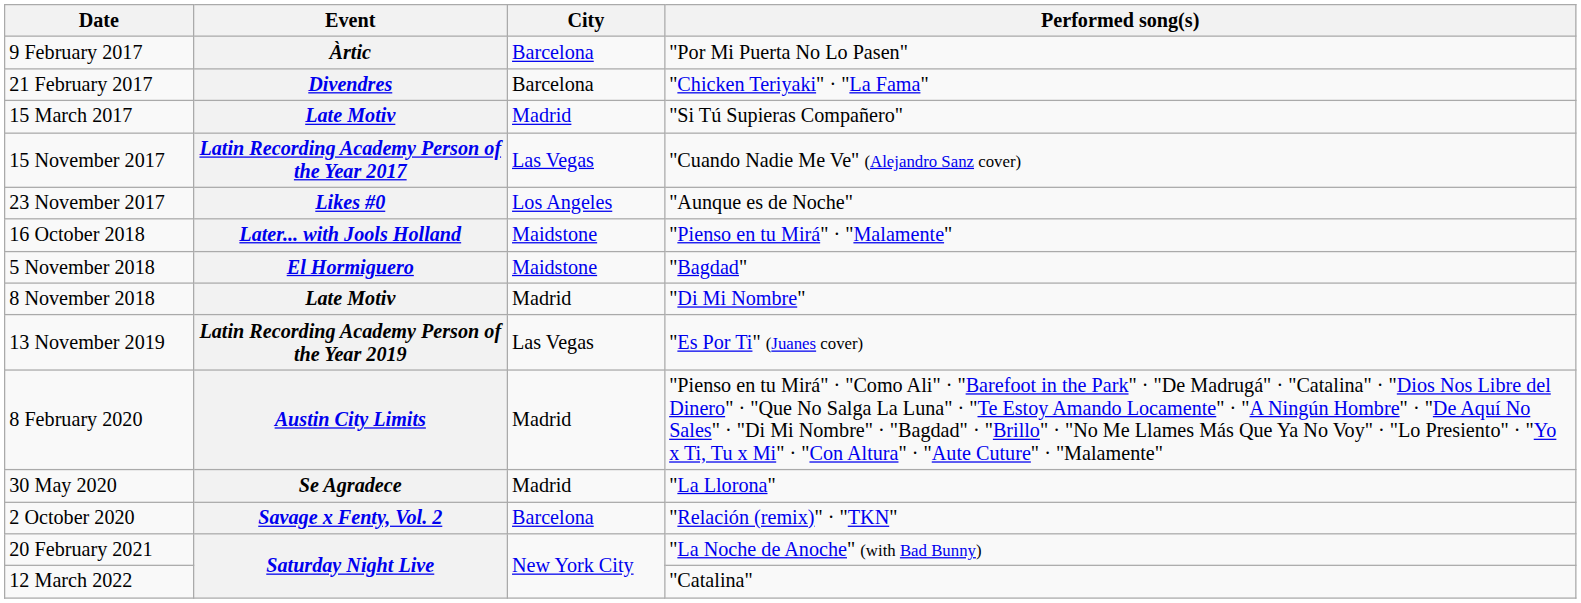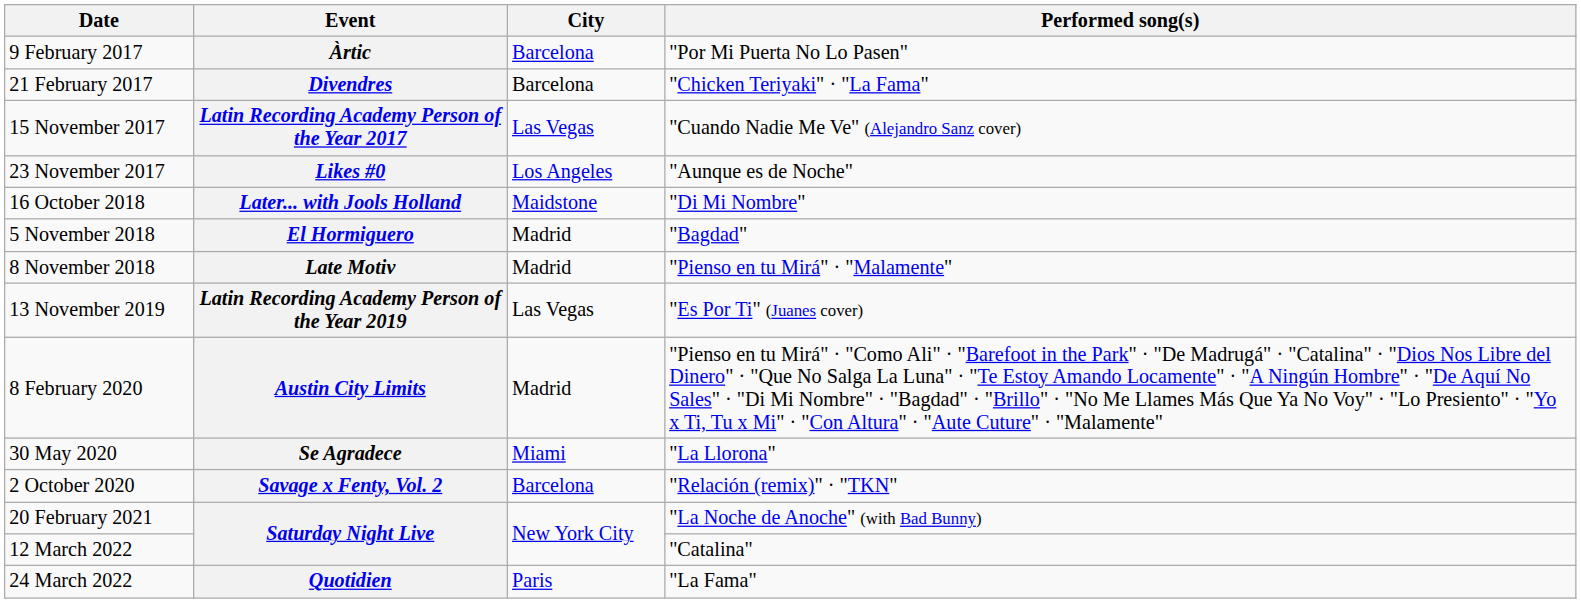- row: (71, 116)
(811, 235) "Pienso en tu Mirá" · "Malamente" -> (737, 203) "Di Mi Nombre"
(555, 266) Maidstone -> (542, 235) Madrid
(737, 298) "Di Mi Nombre" -> (811, 266) "Pienso en tu Mirá" · "Malamente"
(542, 485) Madrid -> (539, 453) Miami
+ row: (71, 581)
